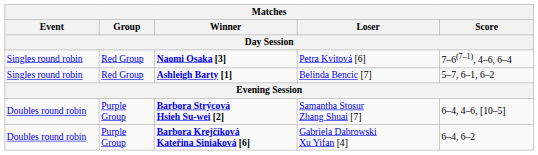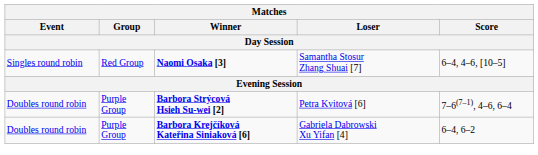(332, 59) Petra Kvitová [6] -> (332, 63) Samantha Stosur Zhang Shuai [7]
(477, 59) 7–6(7–1), 4–6, 6–4 -> (474, 63) 6–4, 4–6, [10–5]
- row: (194, 75)
(332, 111) Samantha Stosur Zhang Shuai [7] -> (332, 104) Petra Kvitová [6]
(474, 111) 6–4, 4–6, [10–5] -> (477, 104) 7–6(7–1), 4–6, 6–4
